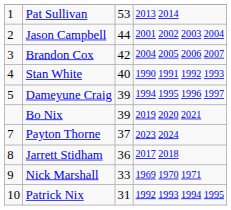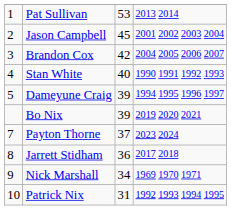(124, 34) 44 -> (124, 34) 45
(124, 174) 33 -> (124, 174) 34
